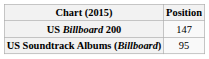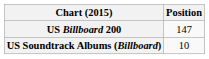(184, 45) 95 -> (184, 45) 10
